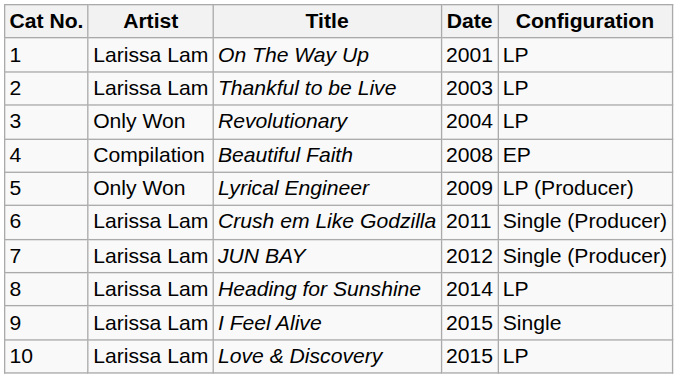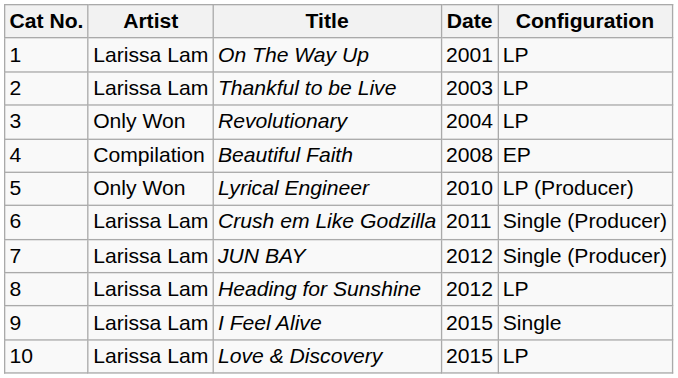(470, 188) 2009 -> (470, 188) 2010
(470, 289) 2014 -> (470, 289) 2012
